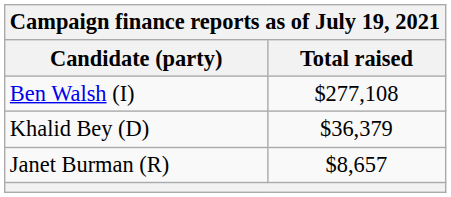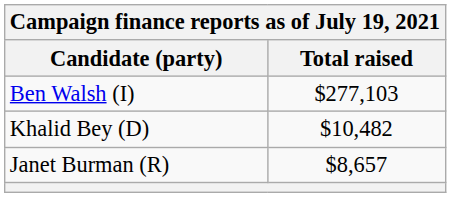(356, 93) $277,108 -> (356, 93) $277,103
(356, 128) $36,379 -> (356, 128) $10,482
